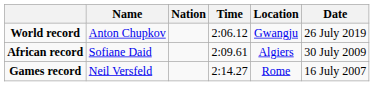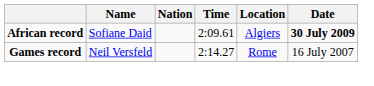- row: (45, 33)
(335, 52) normal -> (323, 33) bold
